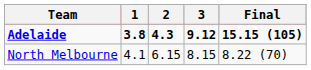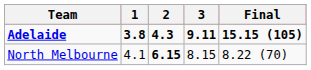(201, 34) 9.12 -> (201, 34) 9.11
(166, 54) normal -> (166, 54) bold
